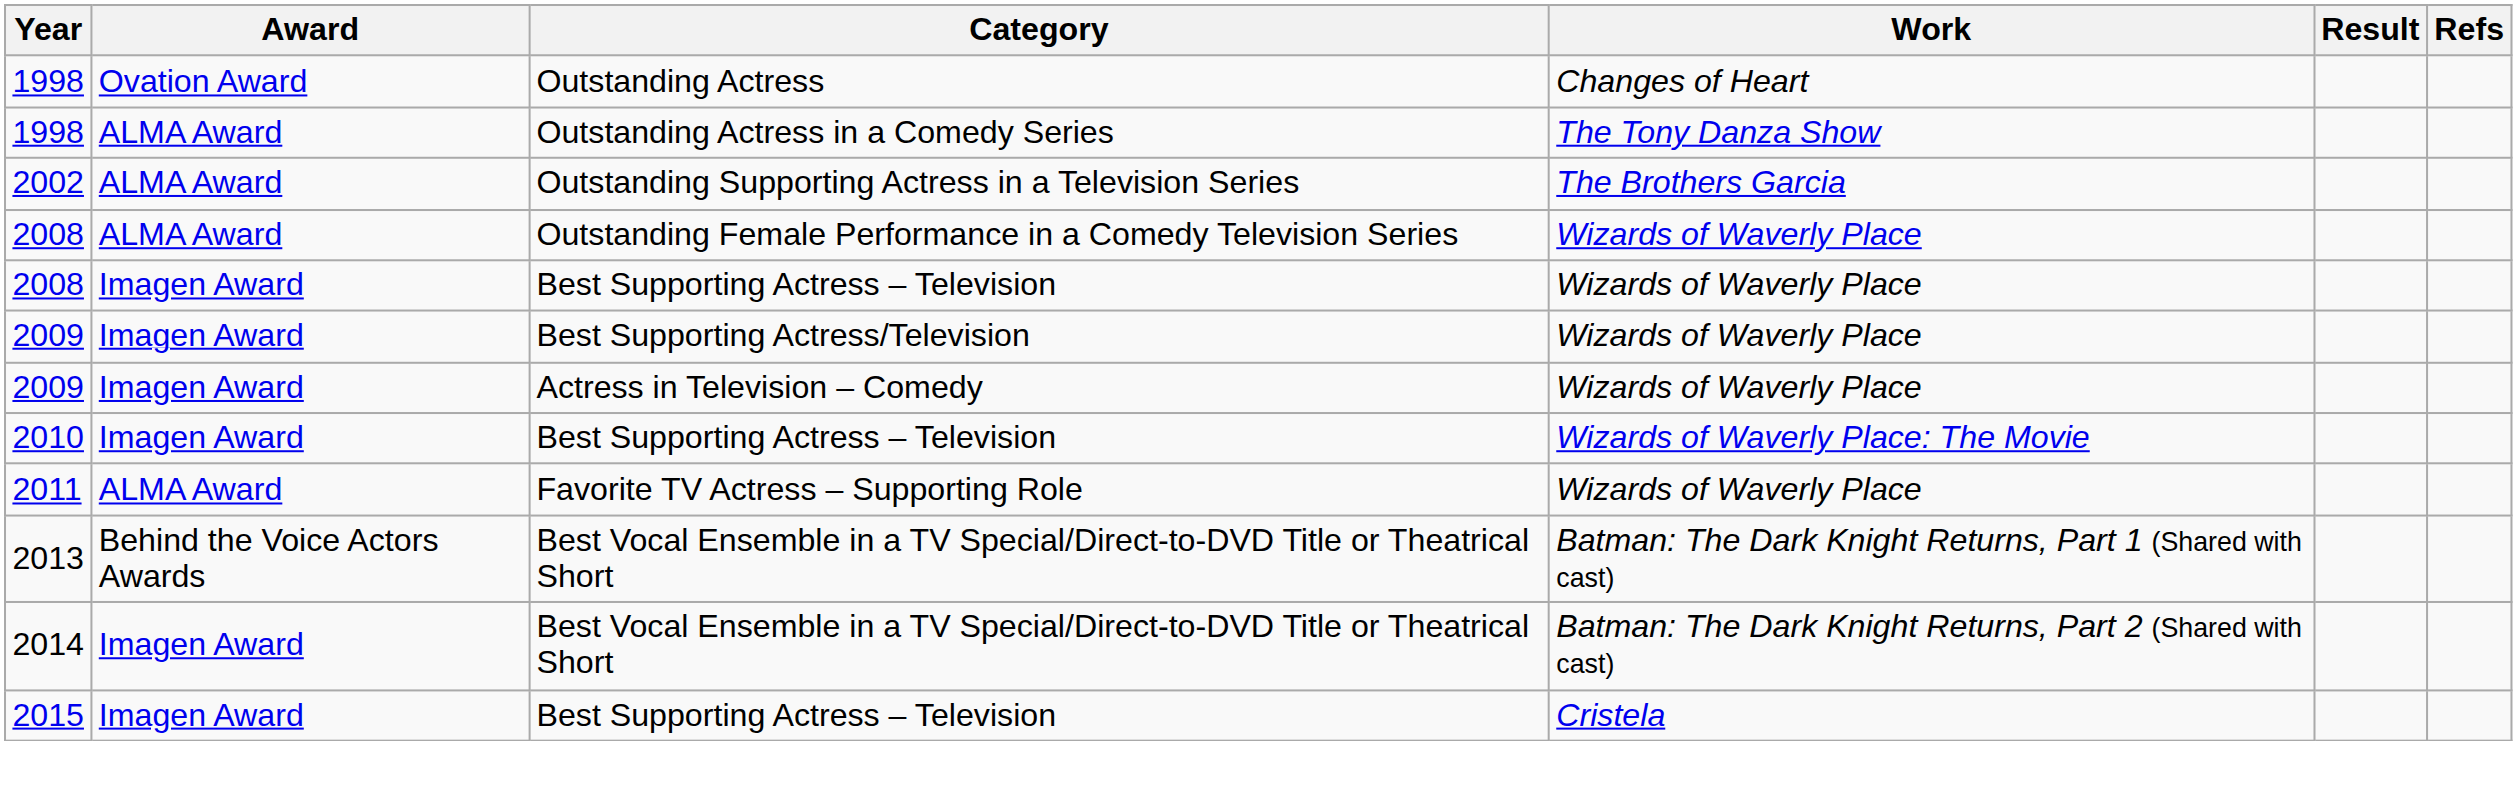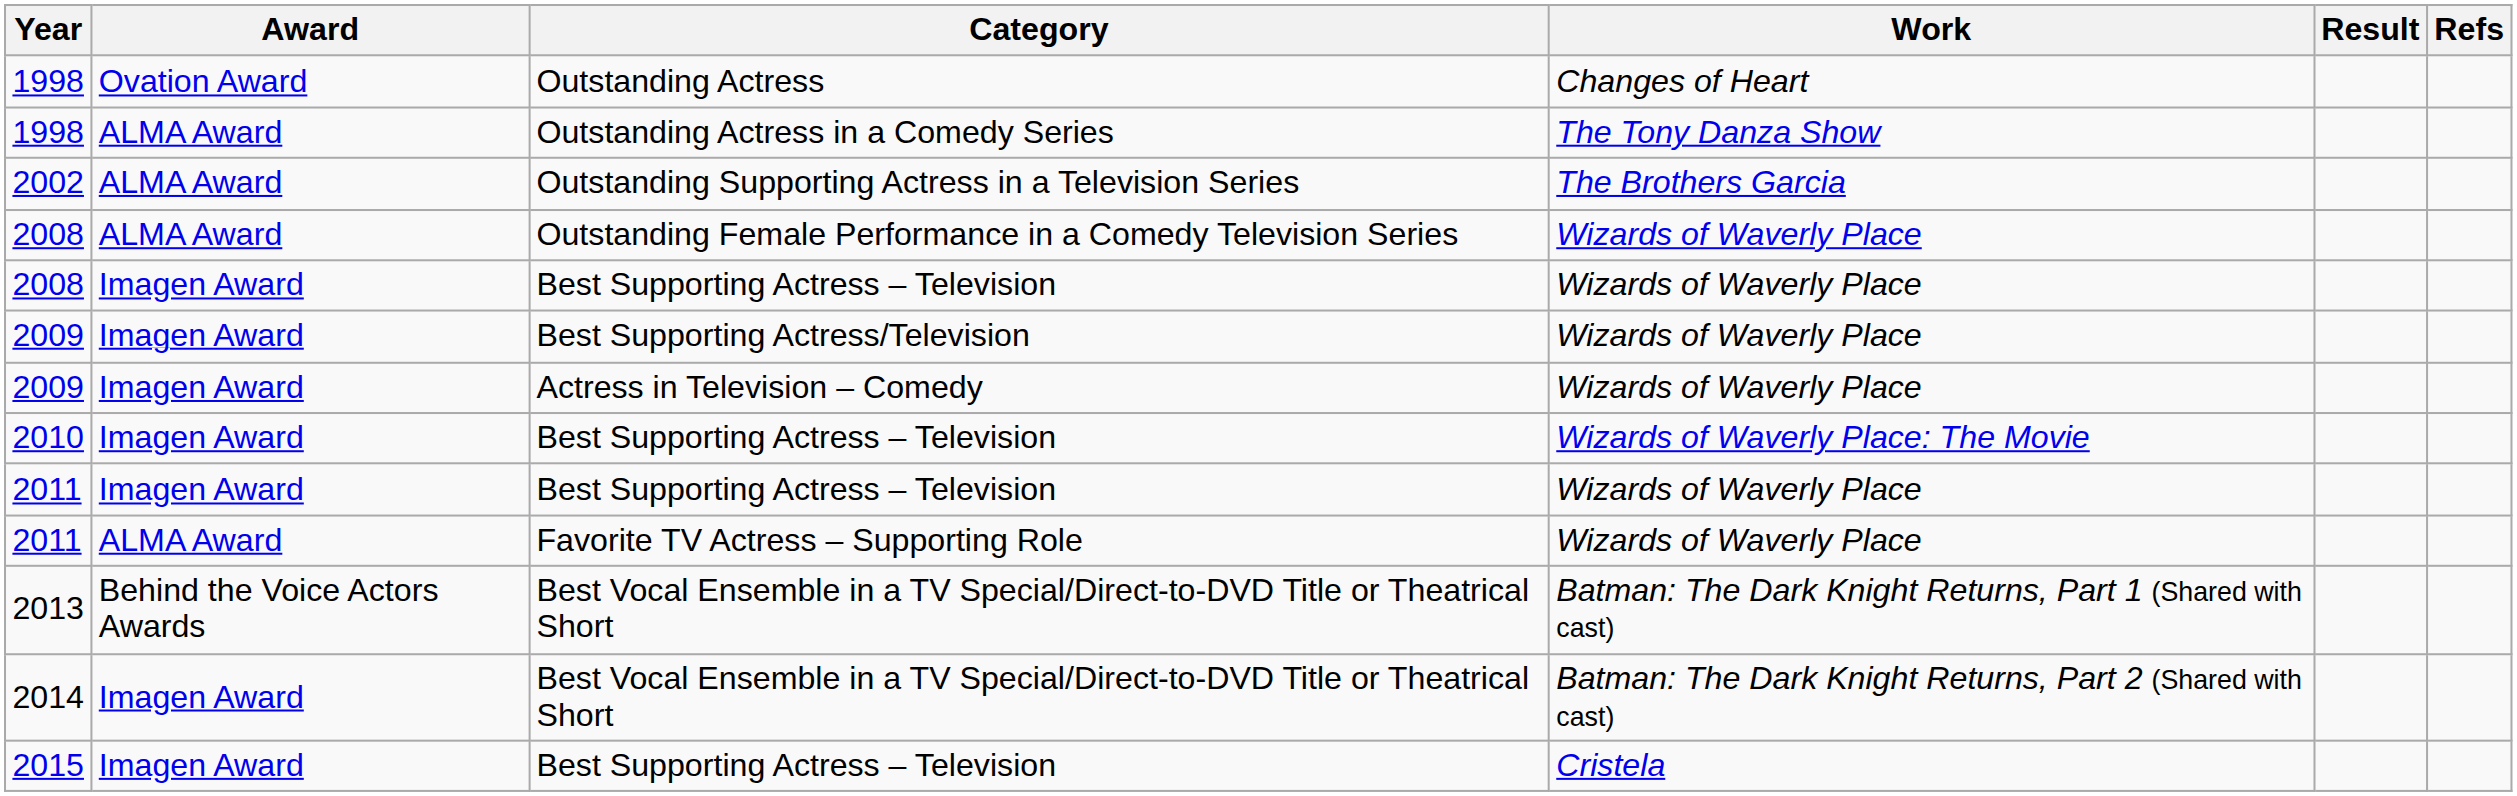+ row: (47, 489)
